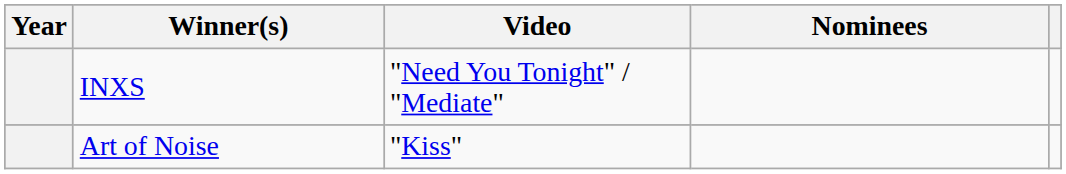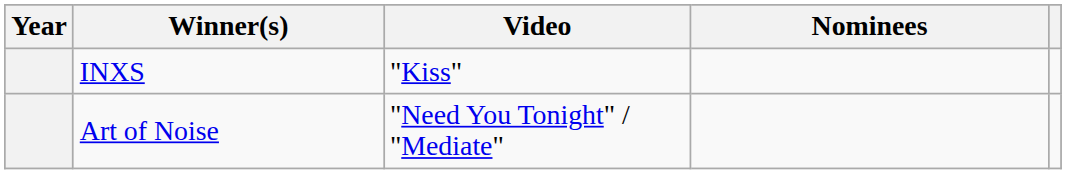(510, 86) "Need You Tonight" / "Mediate" -> (426, 70) "Kiss"
(426, 146) "Kiss" -> (510, 130) "Need You Tonight" / "Mediate"
